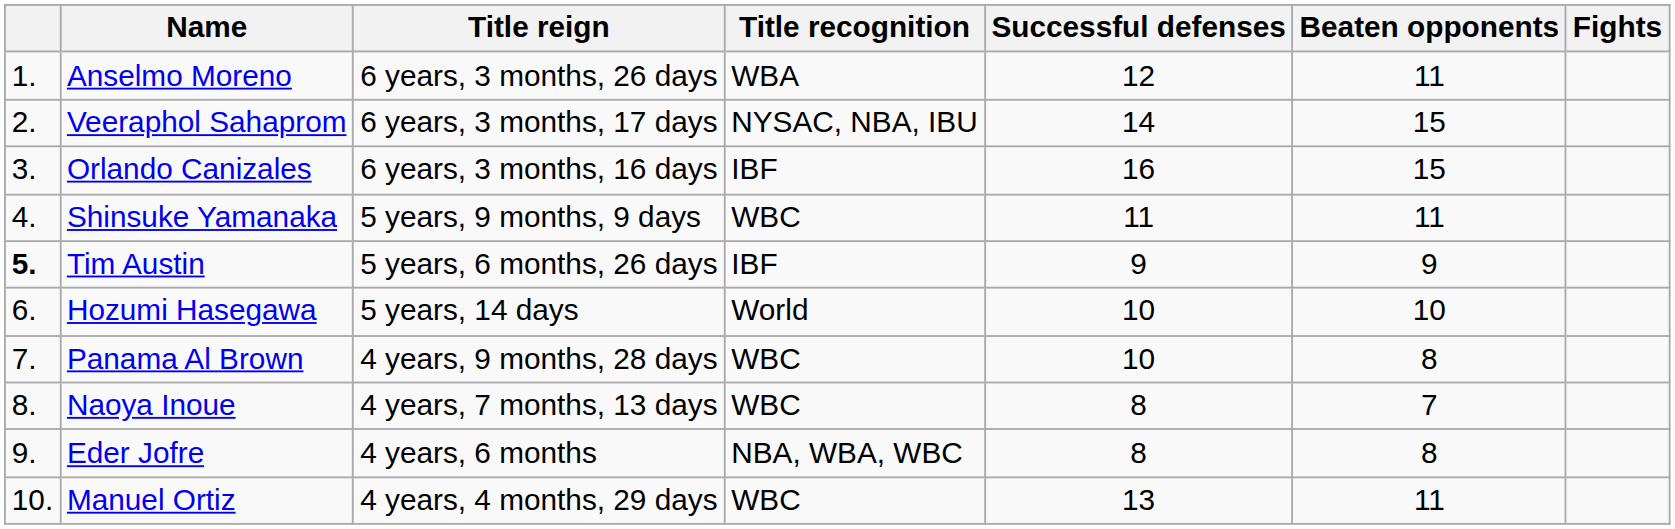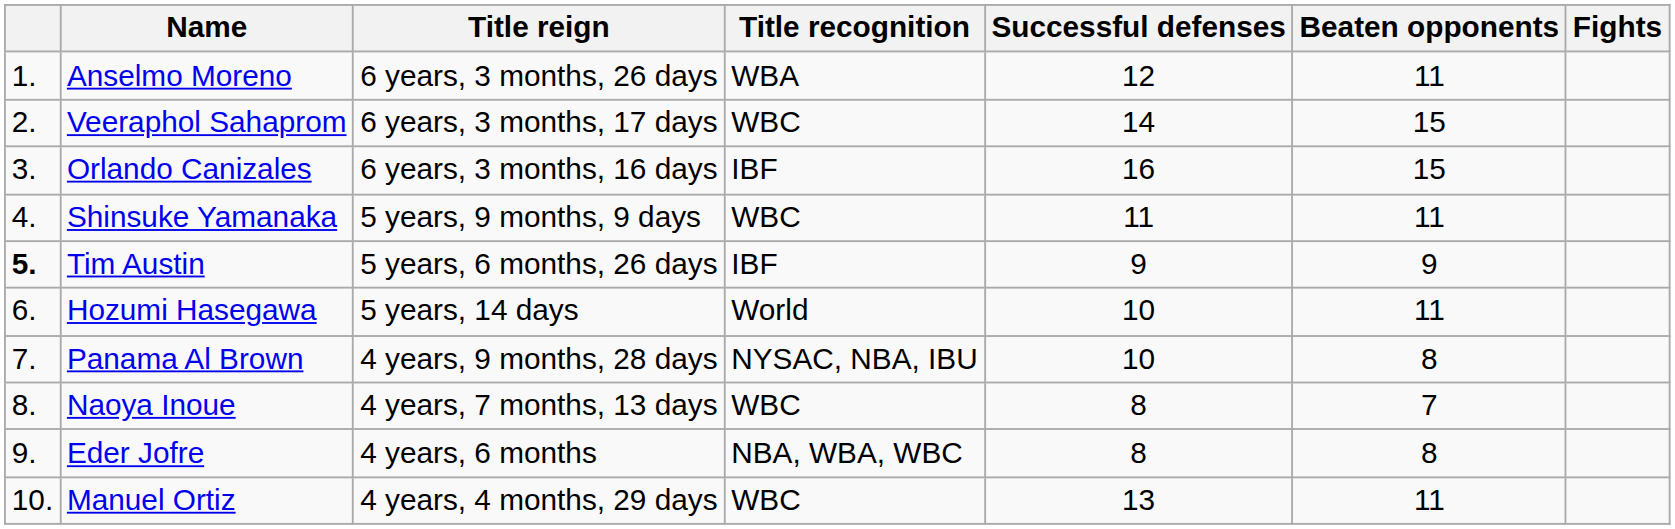(854, 122) NYSAC, NBA, IBU -> (766, 122) WBC
(1429, 311) 10 -> (1429, 311) 11
(766, 358) WBC -> (854, 358) NYSAC, NBA, IBU
